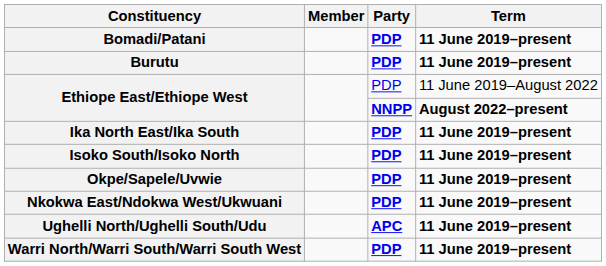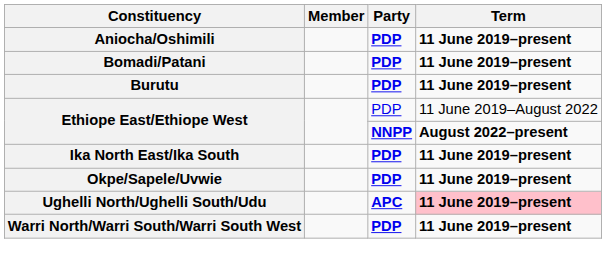+ row: (155, 39)
- row: (155, 156)
- row: (155, 202)
(495, 226) no background -> (495, 202) pink background
